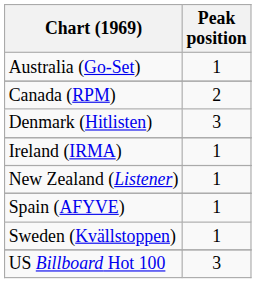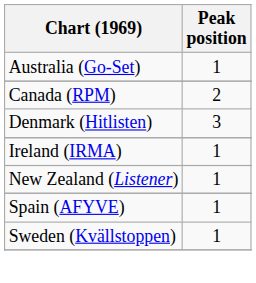- row: (87, 263)
